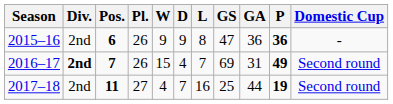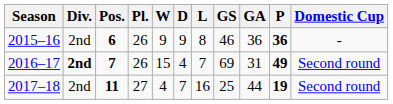(227, 39) 47 -> (227, 39) 46
